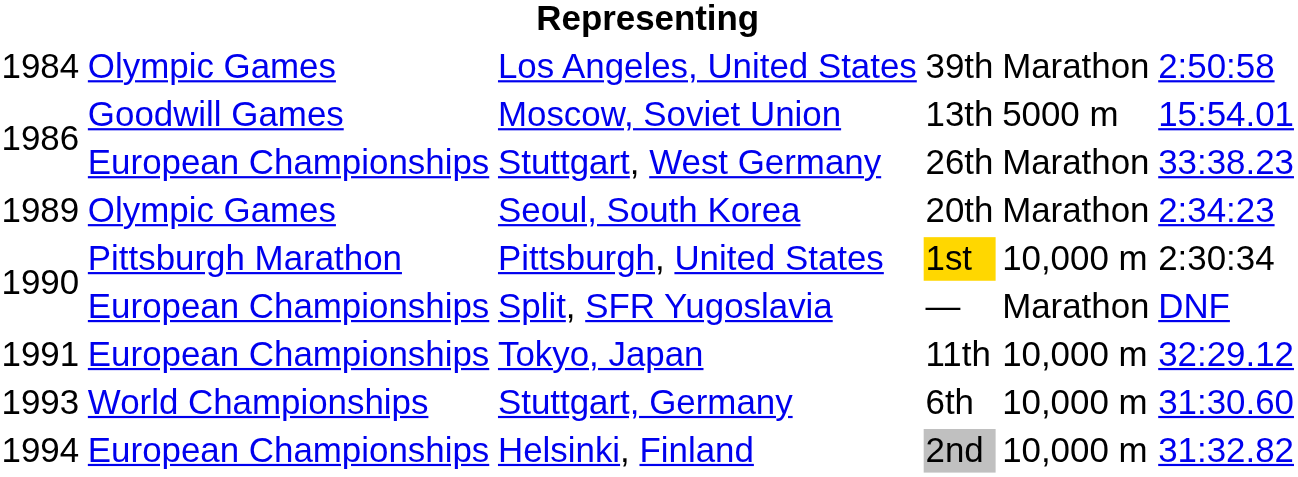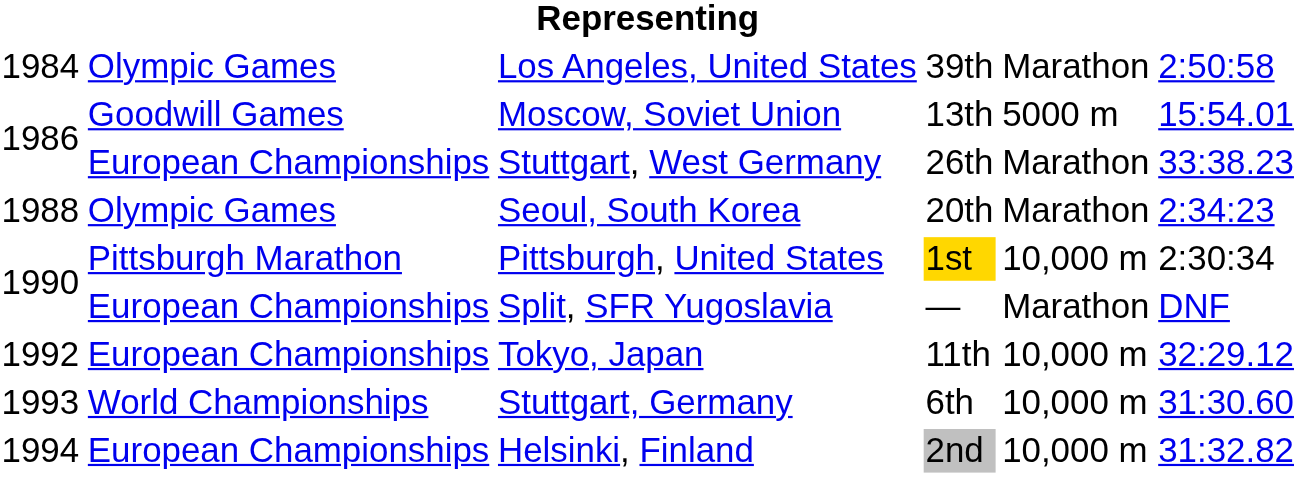(40, 210) 1989 -> (40, 210) 1988
(40, 354) 1991 -> (40, 354) 1992
